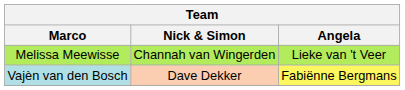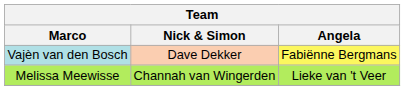rows swapped: (68, 76) <-> (68, 55)
